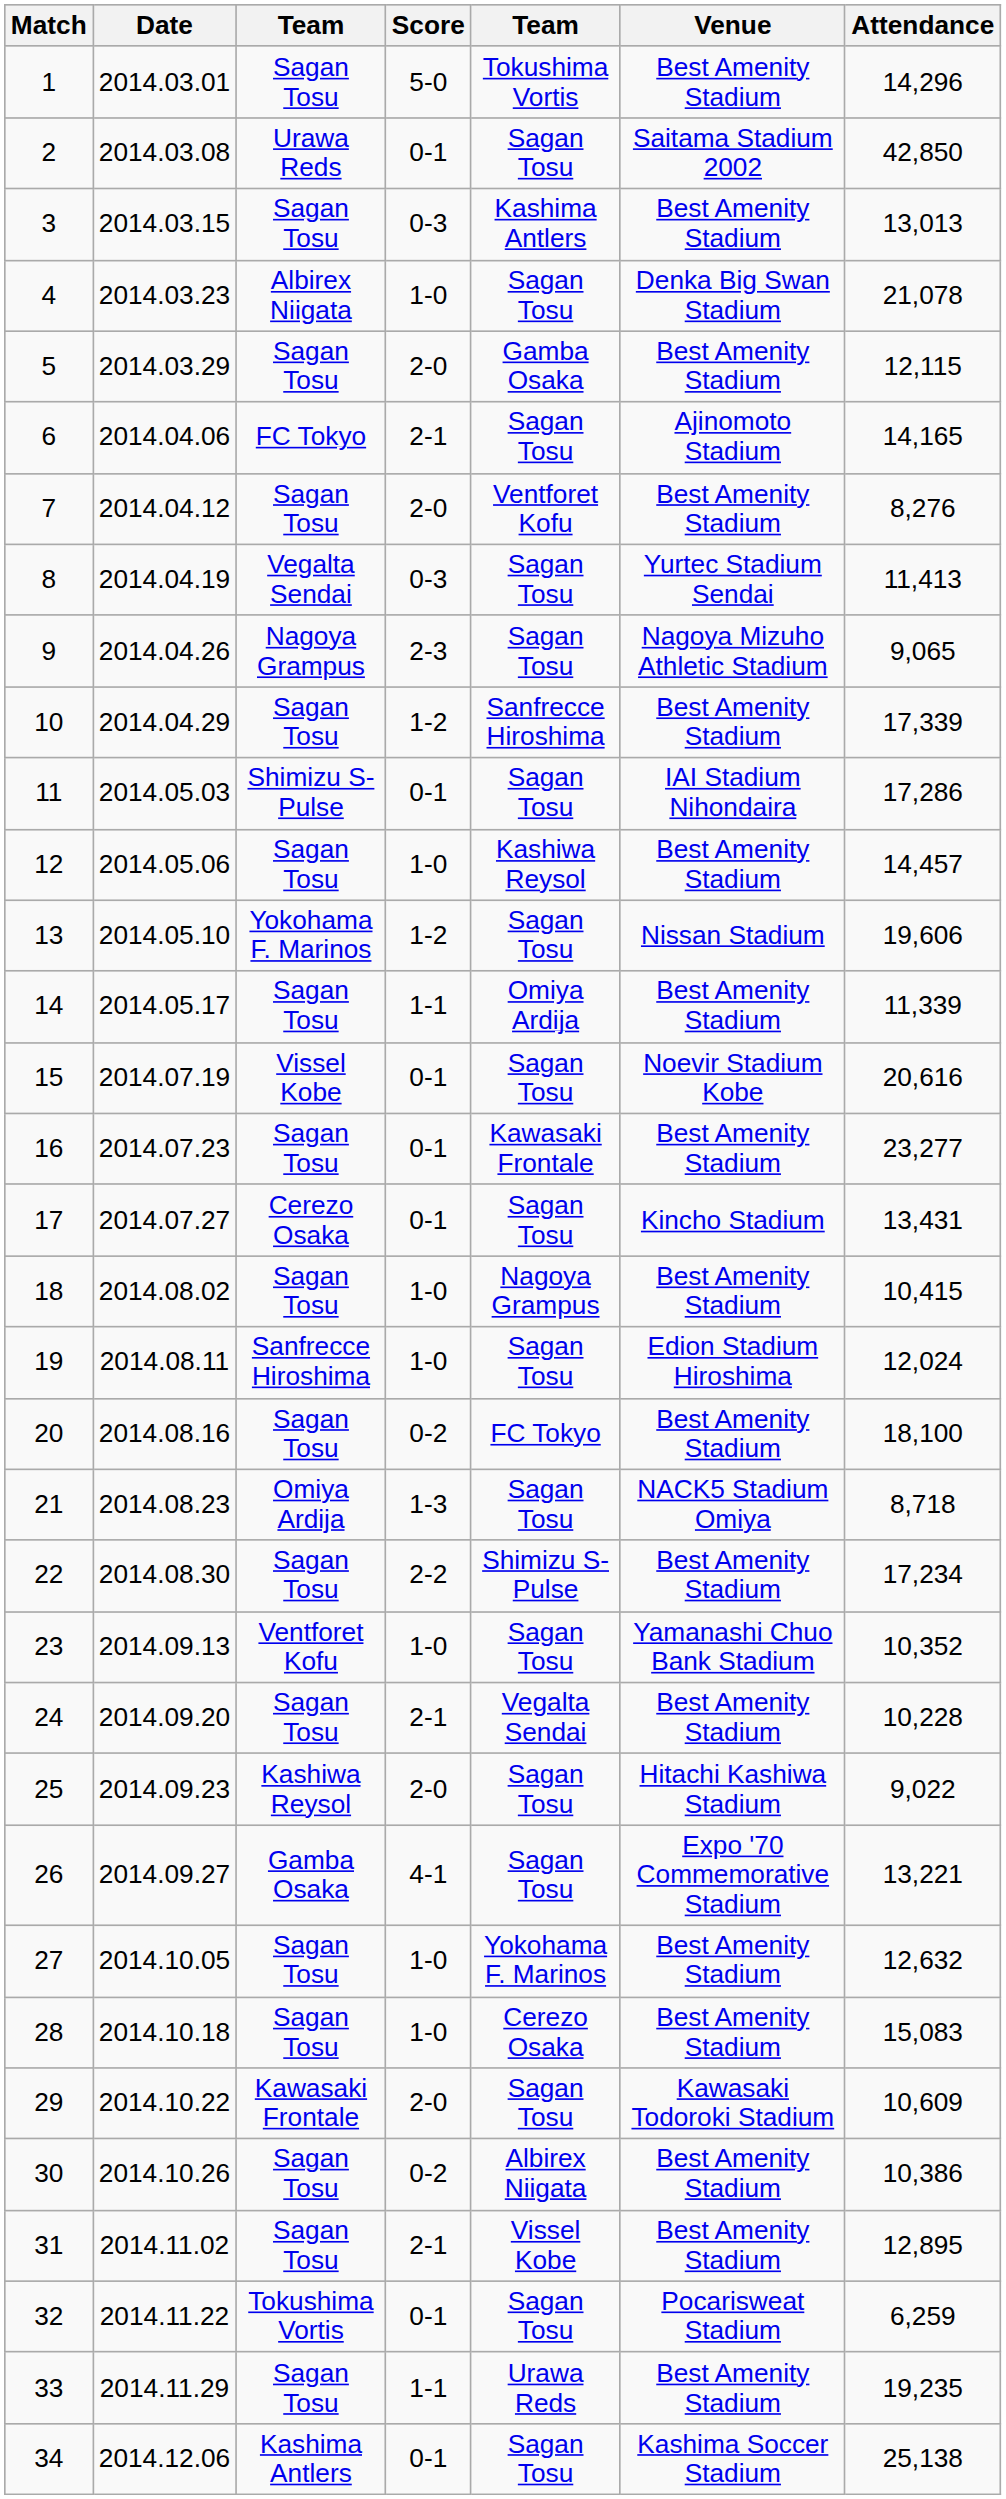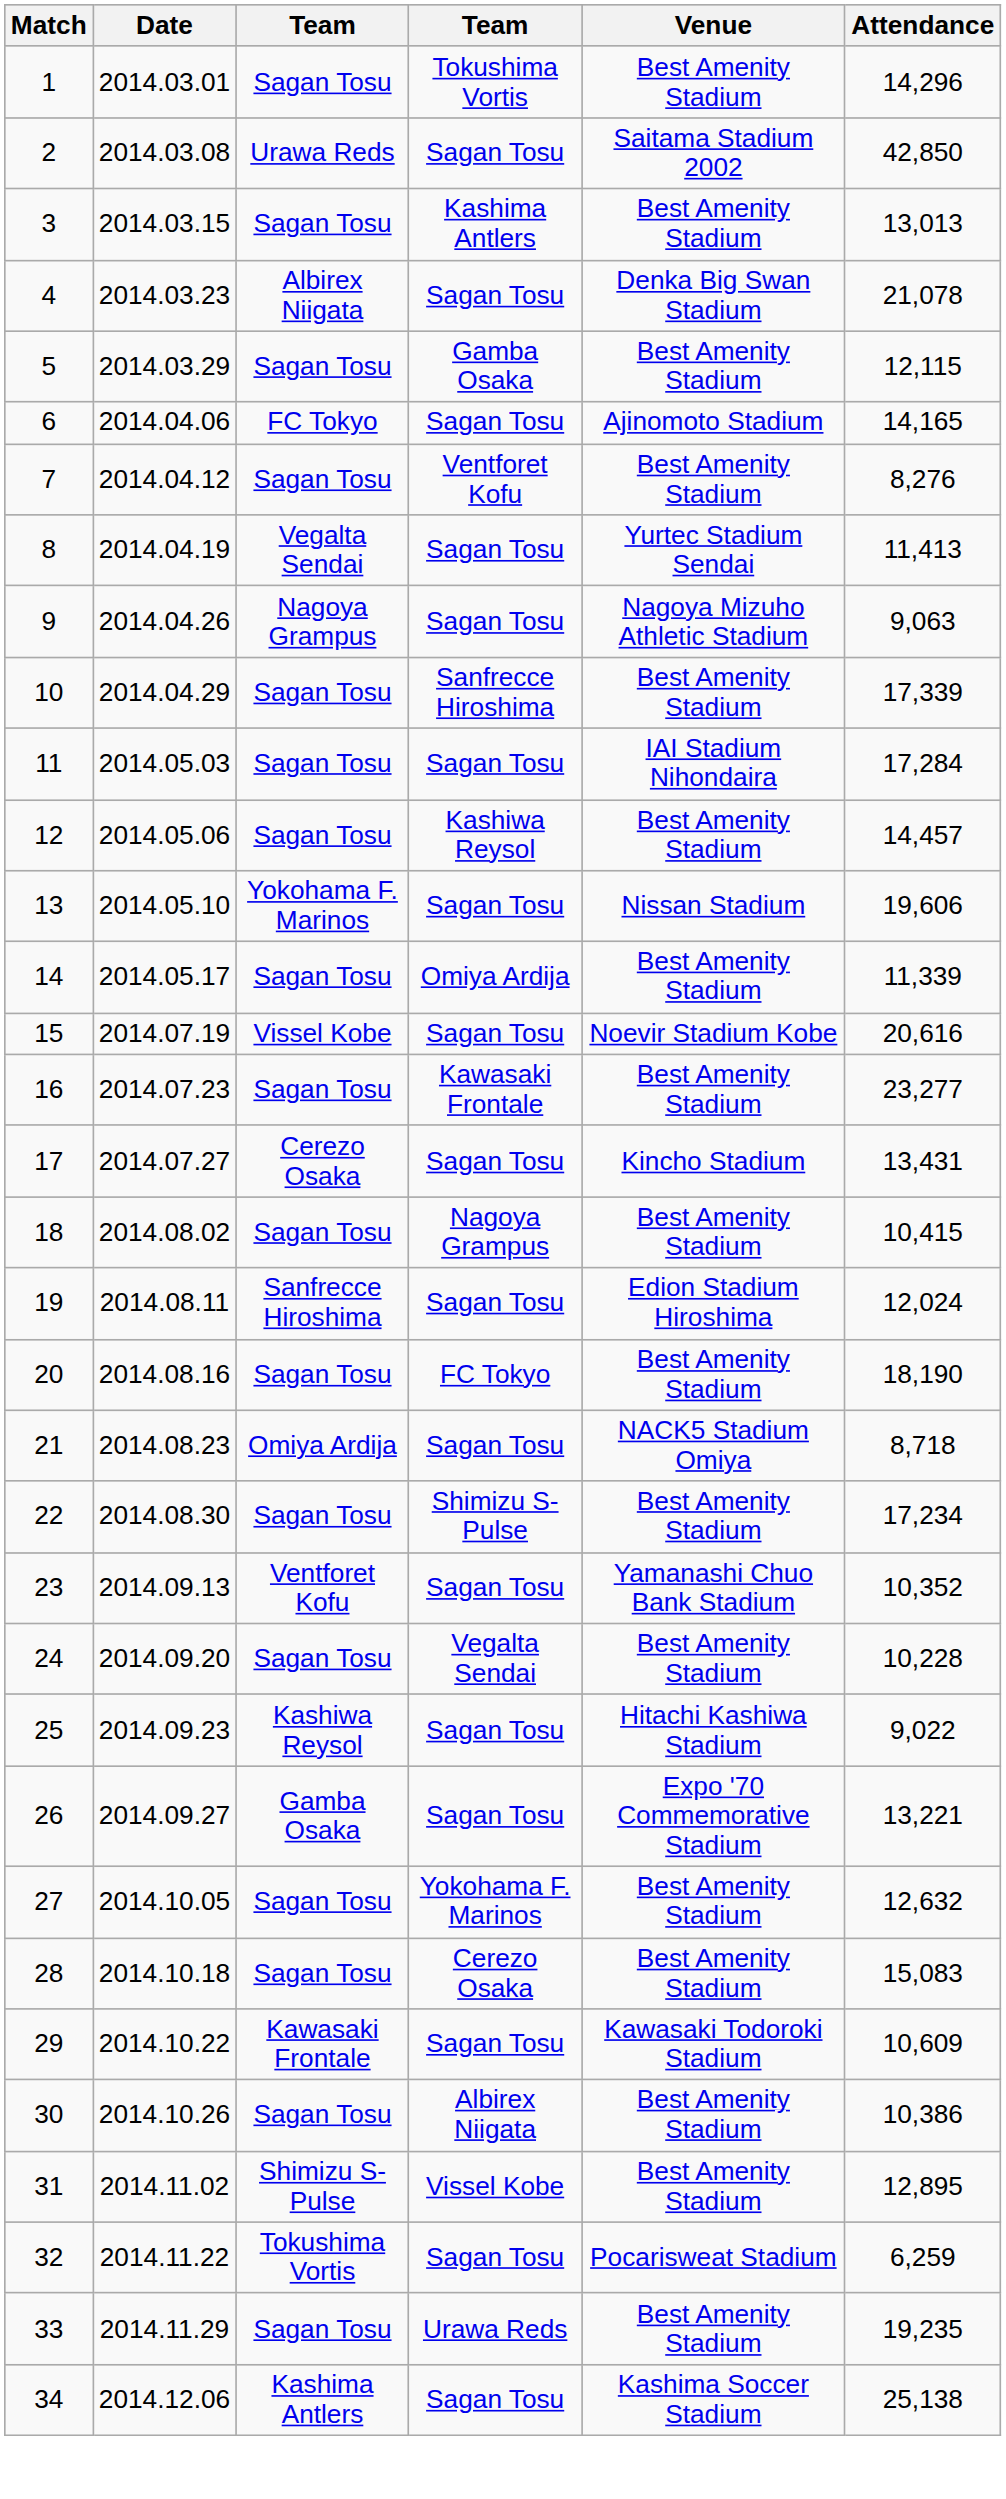- column: (428, 25)
(923, 650) 9,065 -> (923, 621) 9,063
(311, 793) Shimizu S-Pulse -> (322, 763) Sagan Tosu
(923, 793) 17,286 -> (923, 763) 17,284
(923, 1433) 18,100 -> (923, 1374) 18,190
(311, 2245) Sagan Tosu -> (322, 2186) Shimizu S-Pulse
